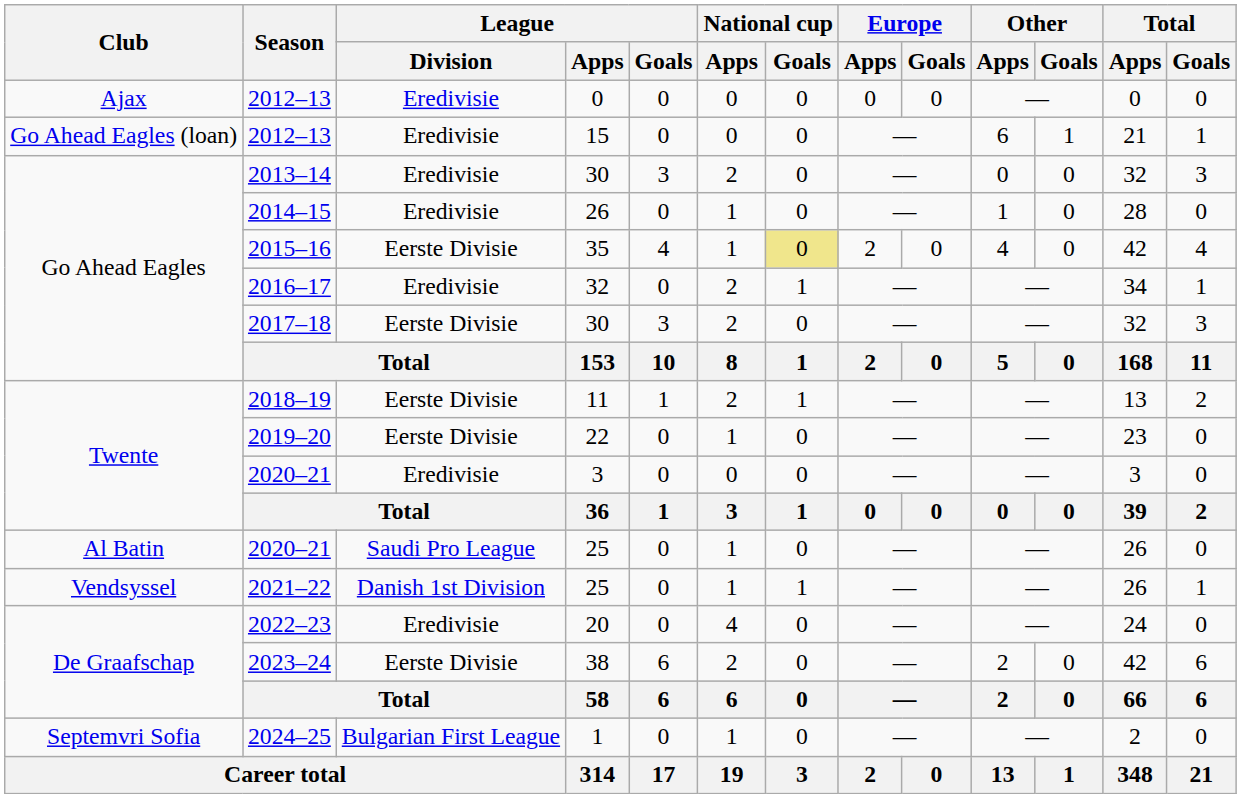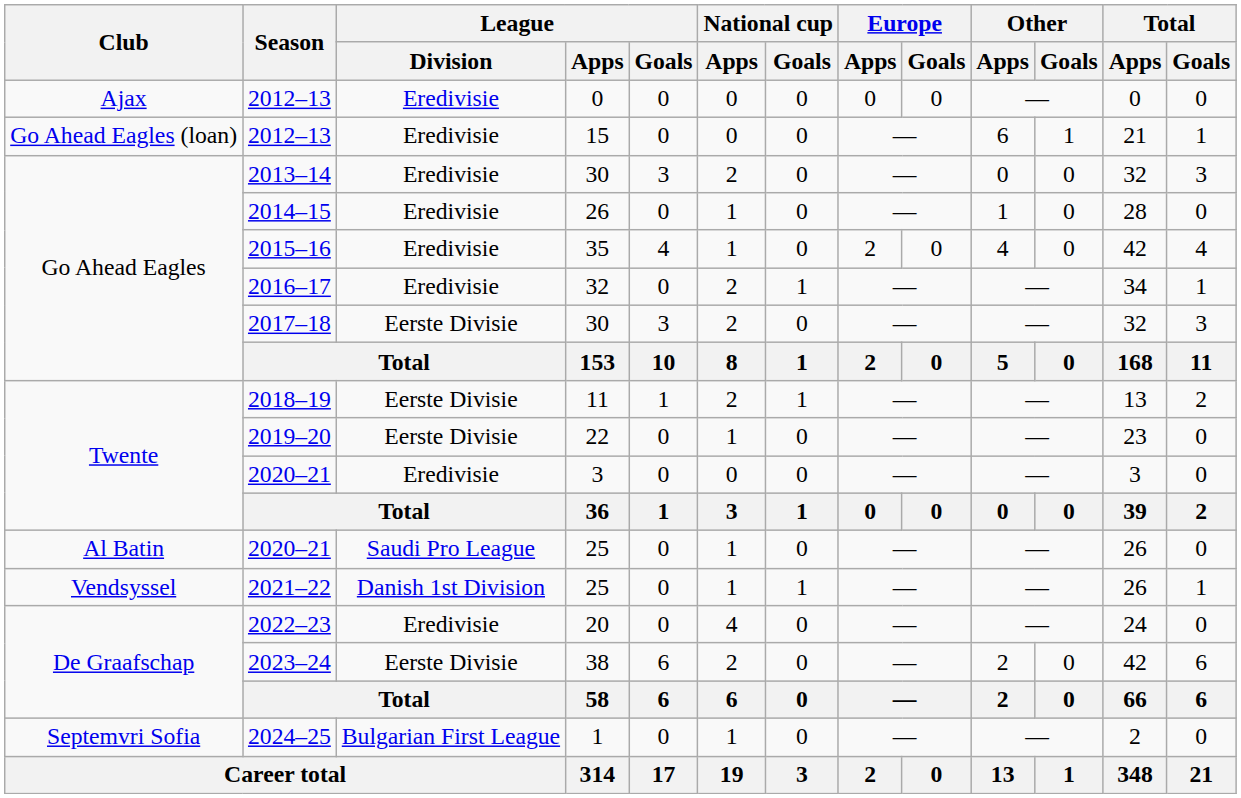(451, 248) Eerste Divisie -> (451, 248) Eredivisie
(802, 248) khaki background -> (802, 248) no background
